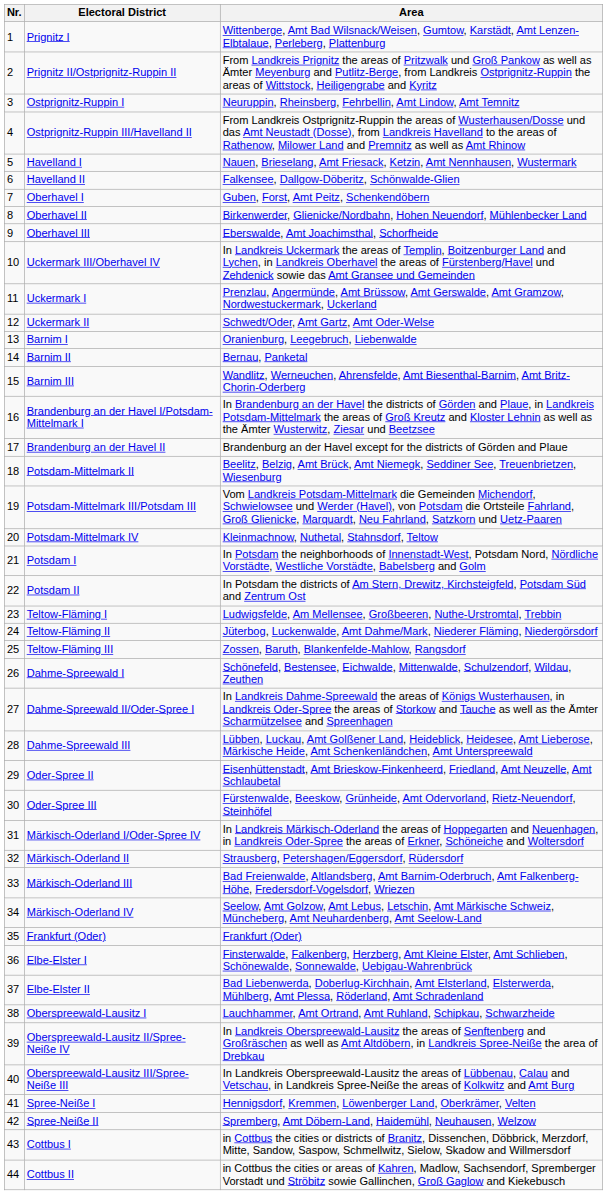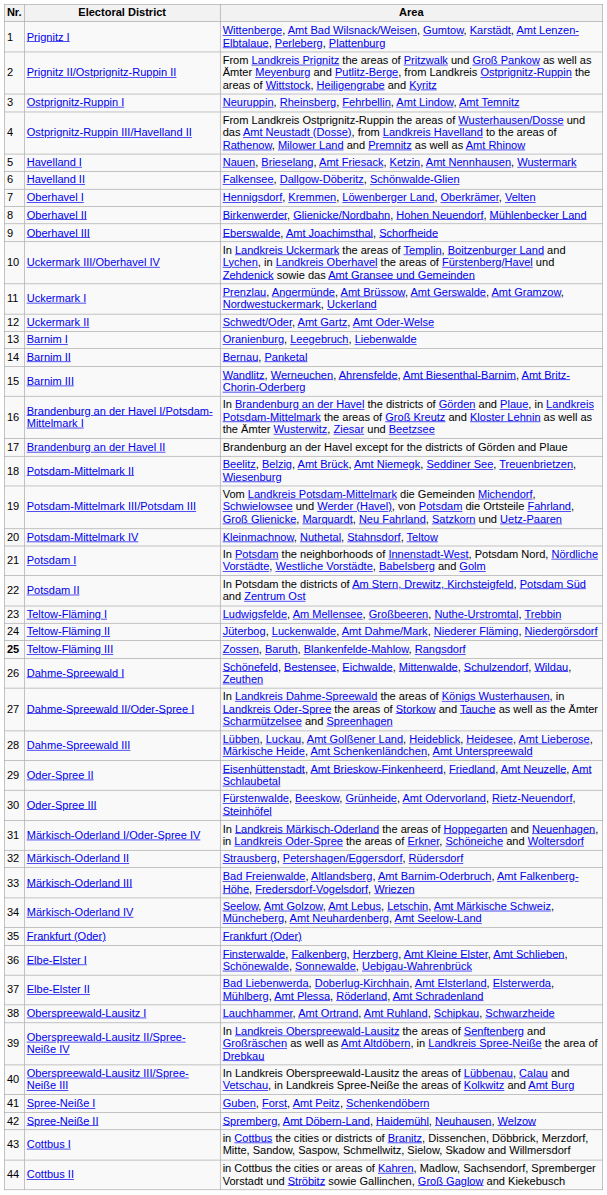(326, 197) Guben, Forst, Amt Peitz, Schenkendöbern -> (379, 197) Hennigsdorf, Kremmen, Löwenberger Land, Oberkrämer, Velten
(13, 649) normal -> (13, 649) bold
(379, 1103) Hennigsdorf, Kremmen, Löwenberger Land, Oberkrämer, Velten -> (326, 1103) Guben, Forst, Amt Peitz, Schenkendöbern
